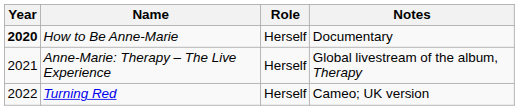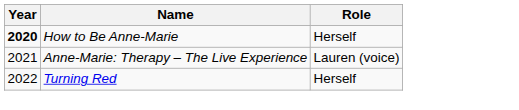- column: (412, 15)
(285, 65) Herself -> (356, 57) Lauren (voice)
